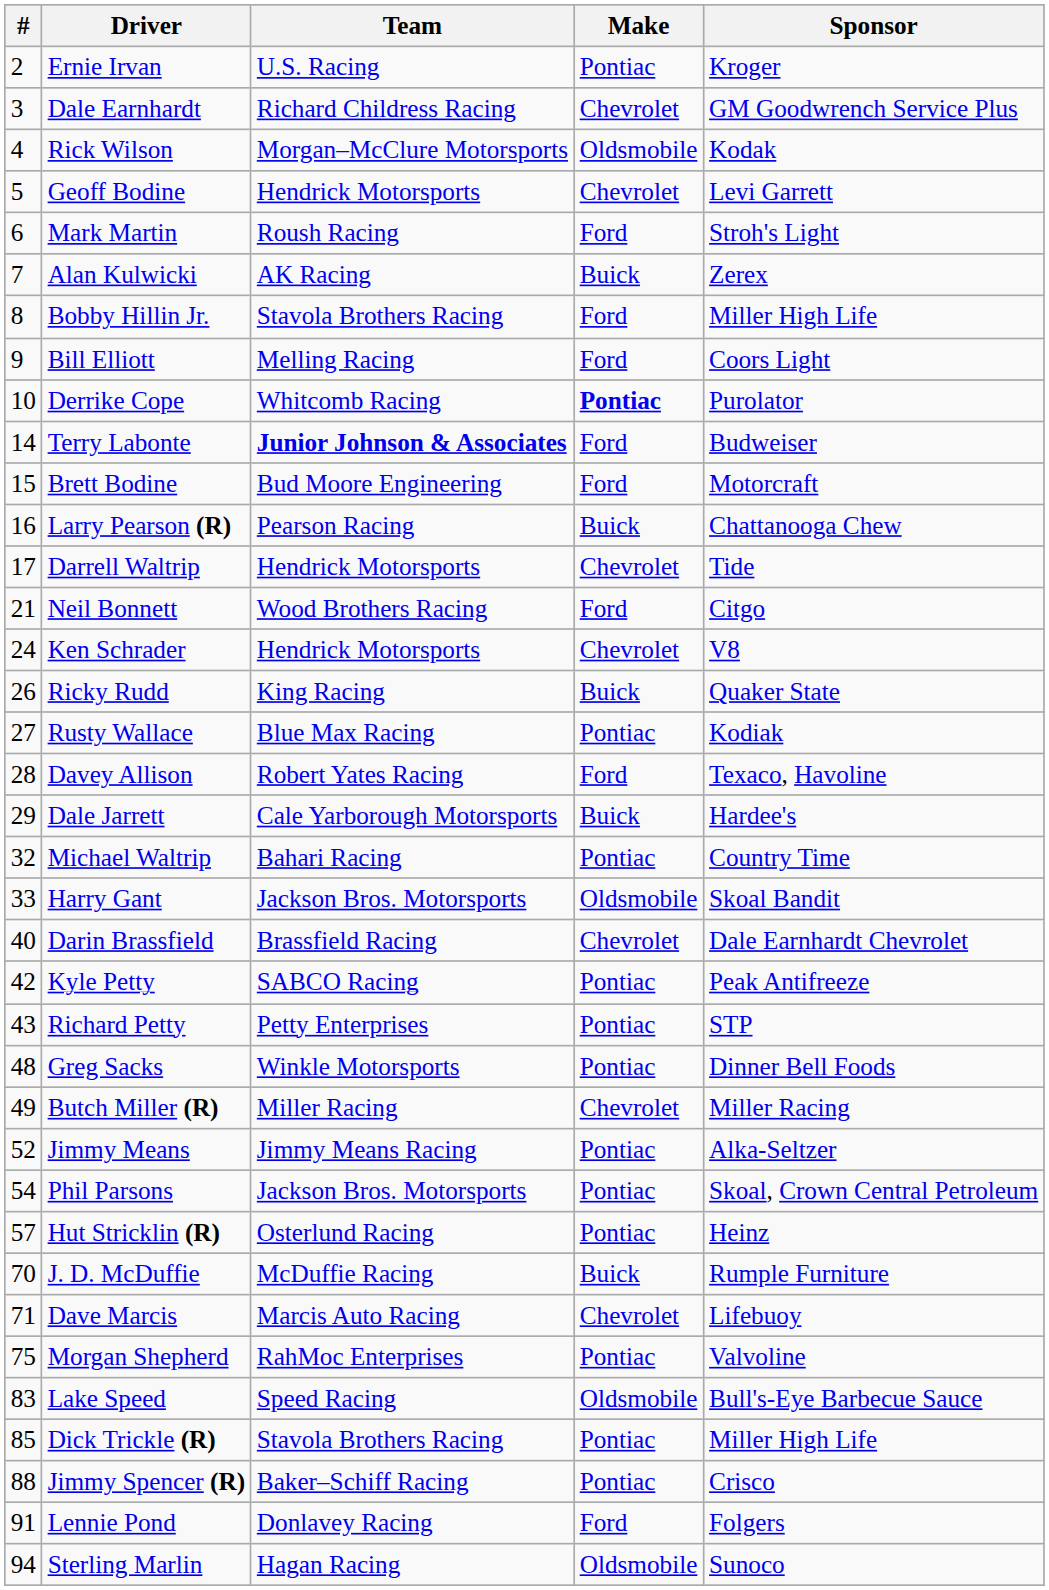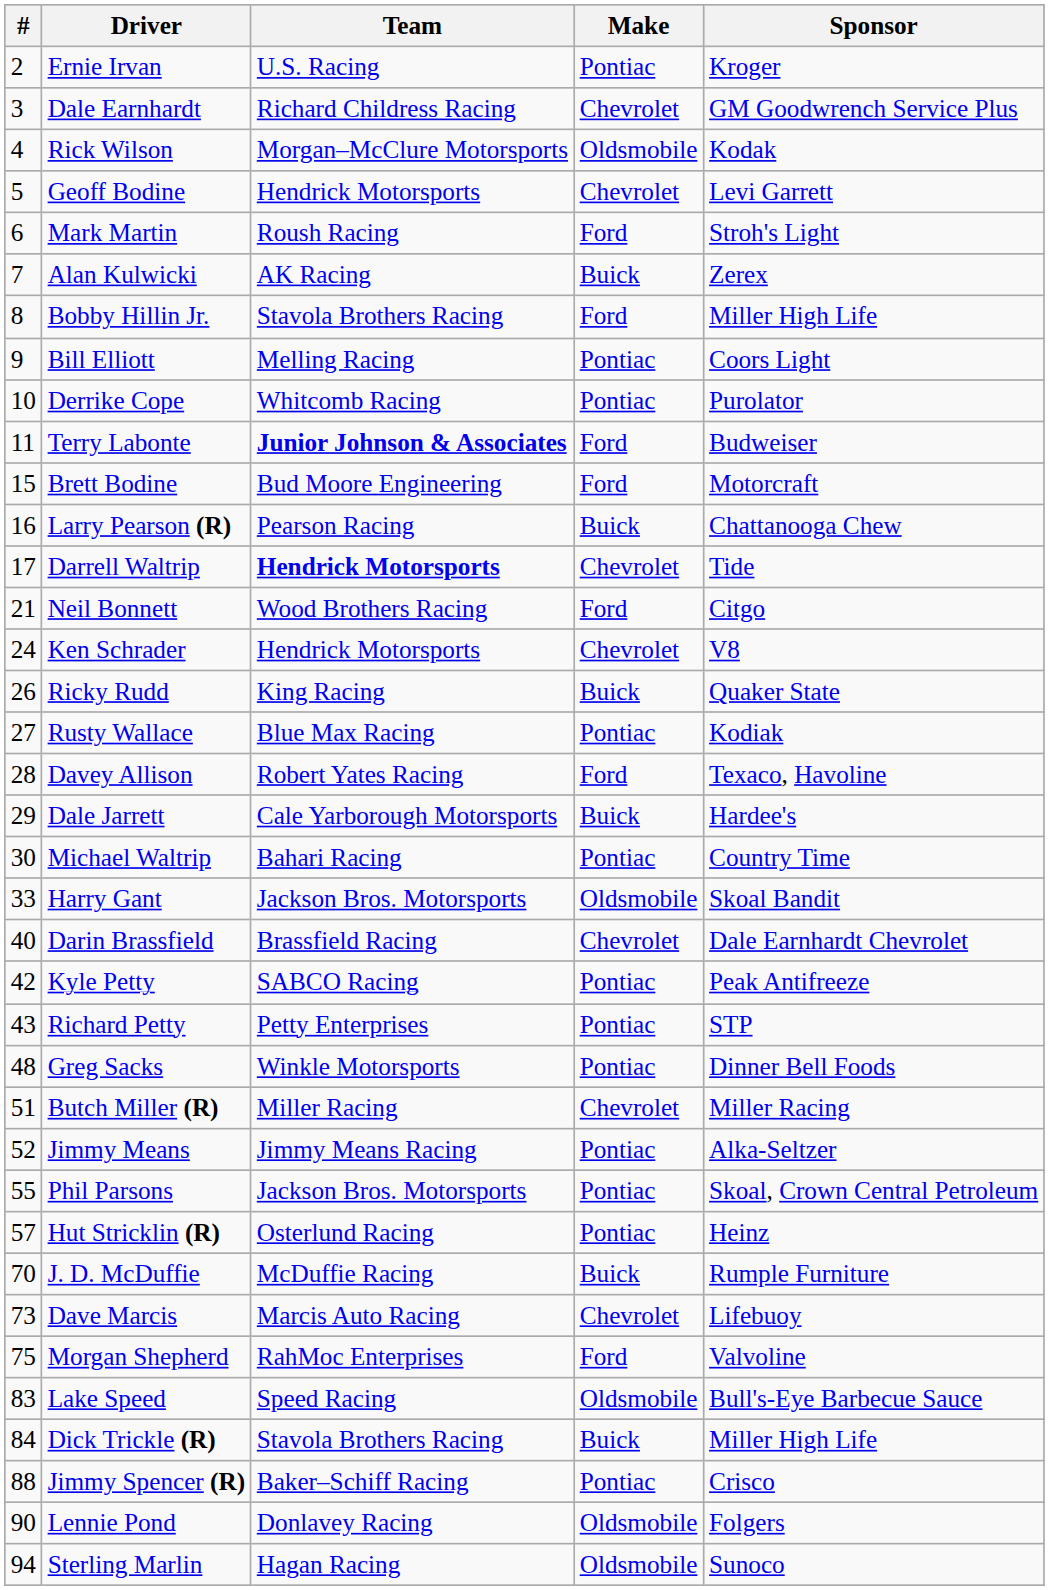(604, 358) Ford -> (618, 358) Pontiac
(620, 399) bold -> (618, 399) normal
(23, 441) 14 -> (23, 441) 11
(368, 566) normal -> (378, 566) bold
(23, 857) 32 -> (23, 857) 30
(23, 1107) 49 -> (23, 1107) 51
(23, 1190) 54 -> (23, 1190) 55
(23, 1315) 71 -> (23, 1315) 73
(618, 1356) Pontiac -> (604, 1356) Ford
(23, 1440) 85 -> (23, 1440) 84
(618, 1440) Pontiac -> (610, 1440) Buick
(23, 1523) 91 -> (23, 1523) 90
(604, 1523) Ford -> (639, 1523) Oldsmobile
